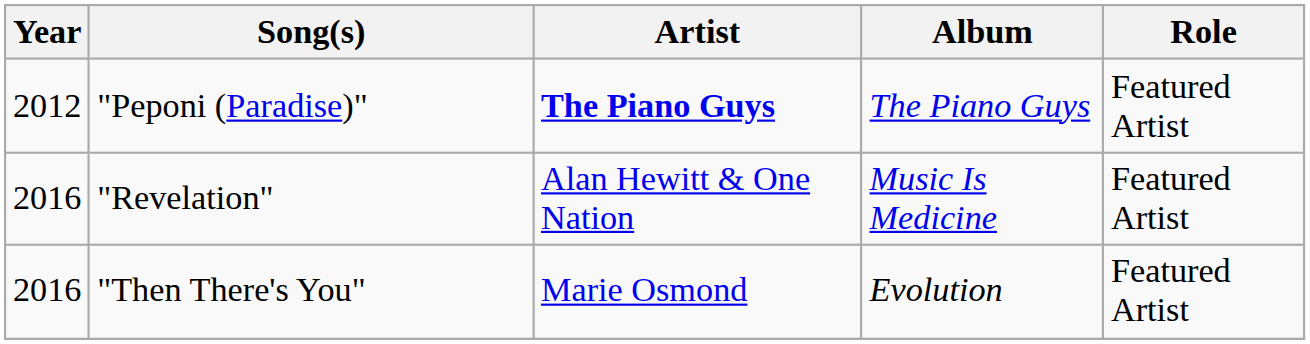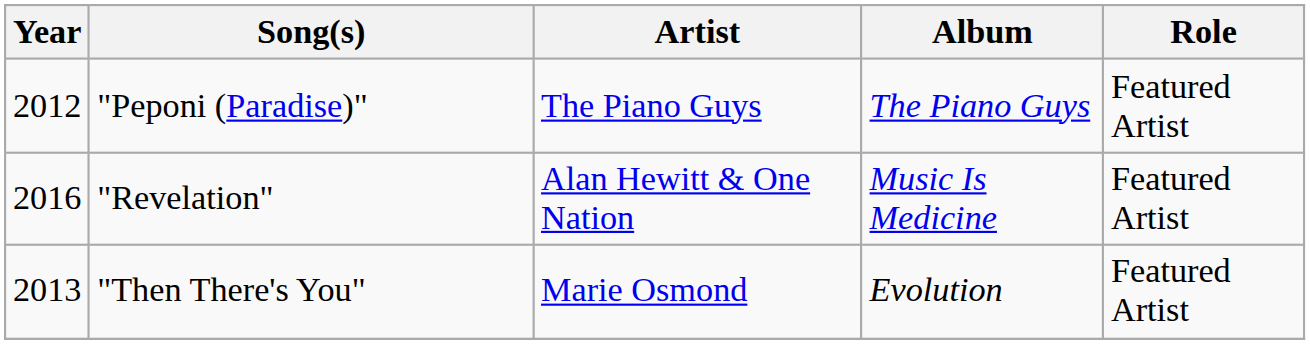(658, 105) bold -> (651, 105) normal
(47, 290) 2016 -> (47, 290) 2013
